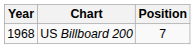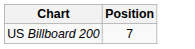- column: (21, 14)
